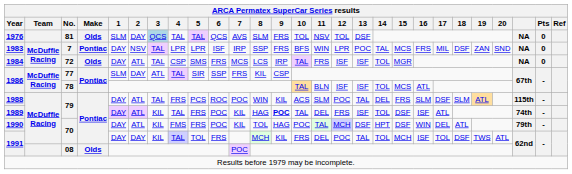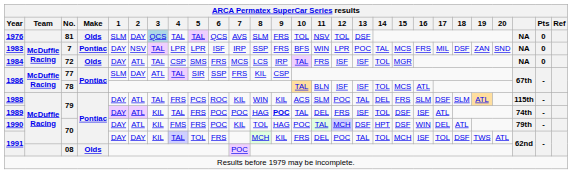(240, 99) POC -> (240, 99) KIL
(240, 112) KIL -> (240, 112) POC
